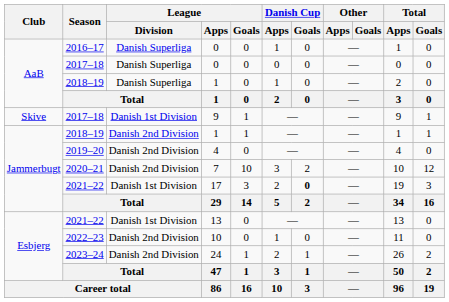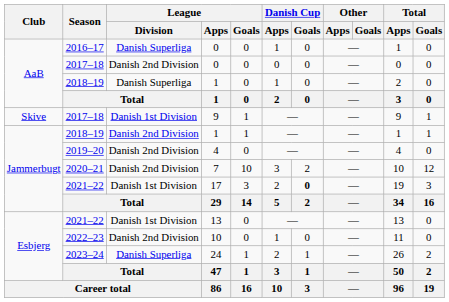(154, 64) Danish Superliga -> (154, 64) Danish 2nd Division
(154, 254) Danish 2nd Division -> (154, 254) Danish Superliga
